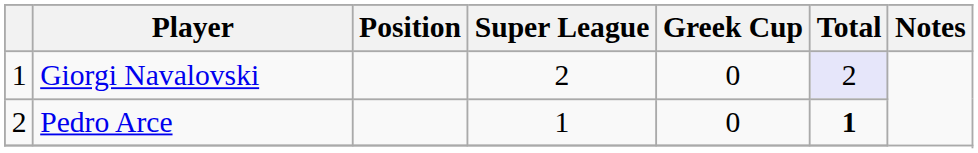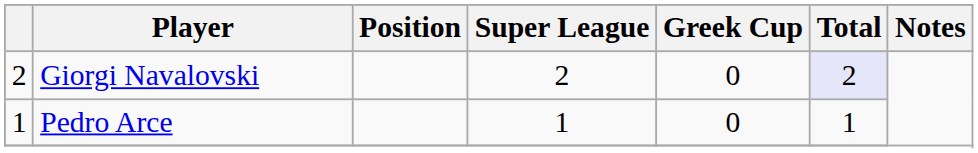(19, 74) 1 -> (19, 74) 2
(19, 121) 2 -> (19, 121) 1
(849, 121) bold -> (849, 121) normal
